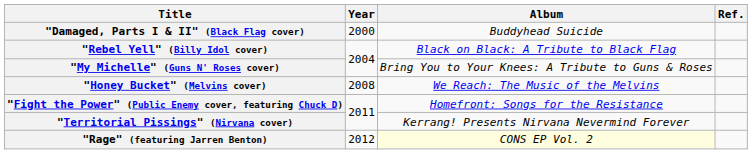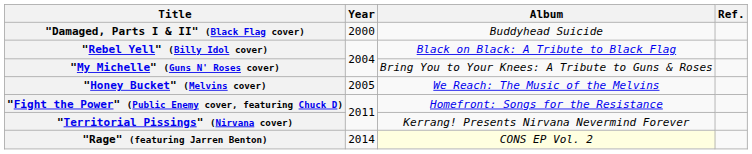(362, 85) 2008 -> (362, 85) 2005
(362, 139) 2012 -> (362, 139) 2014
